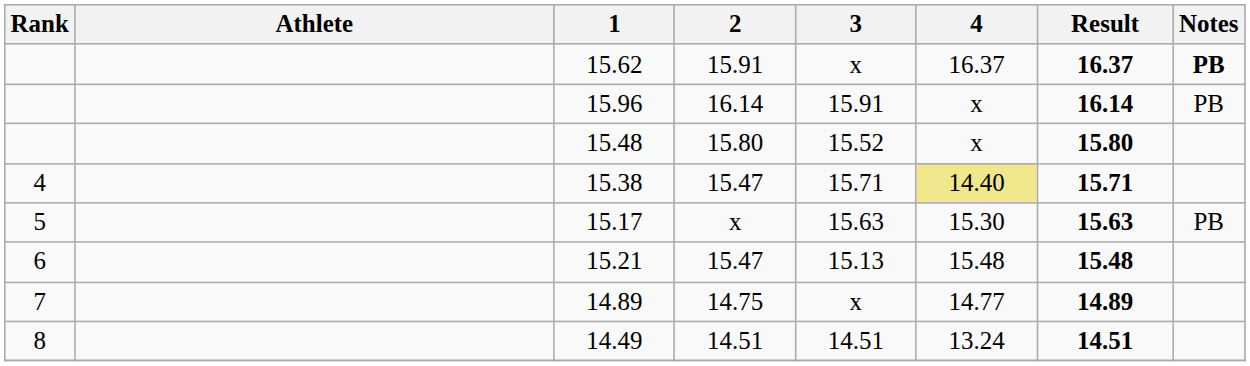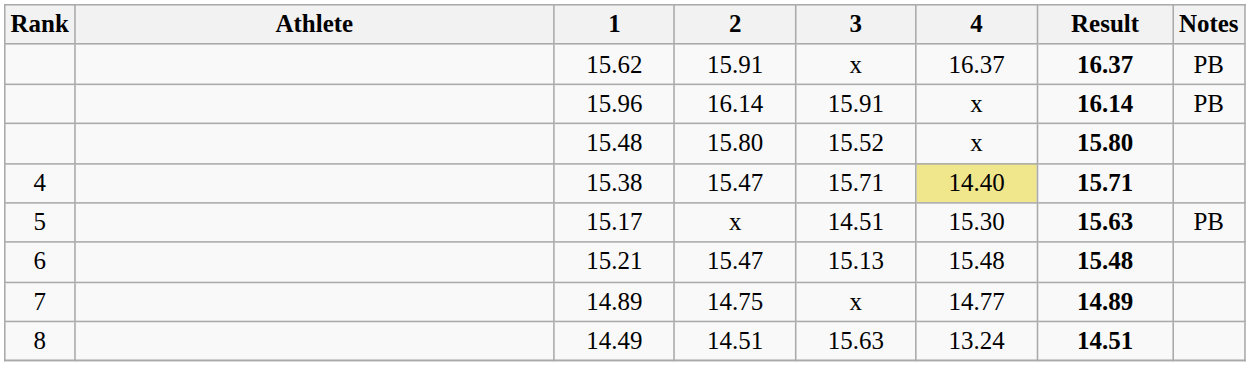(1209, 63) bold -> (1209, 63) normal
(856, 222) 15.63 -> (856, 222) 14.51
(856, 340) 14.51 -> (856, 340) 15.63
